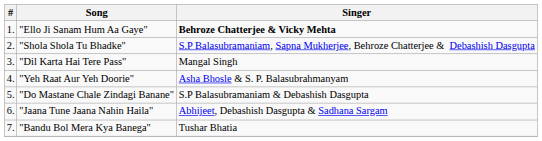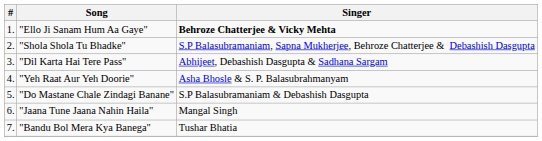(208, 62) Mangal Singh -> (283, 62) Abhijeet, Debashish Dasgupta & Sadhana Sargam
(283, 111) Abhijeet, Debashish Dasgupta & Sadhana Sargam -> (208, 111) Mangal Singh
